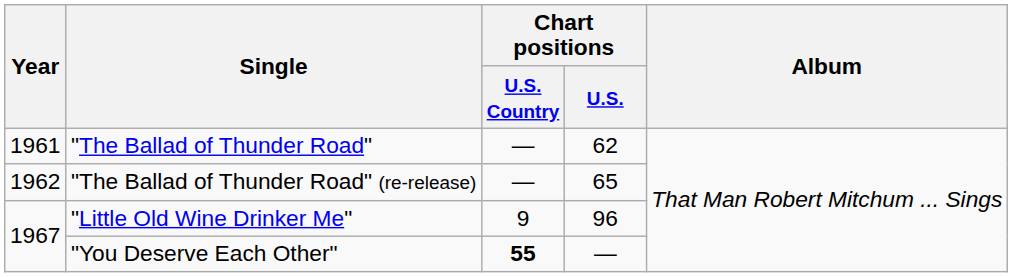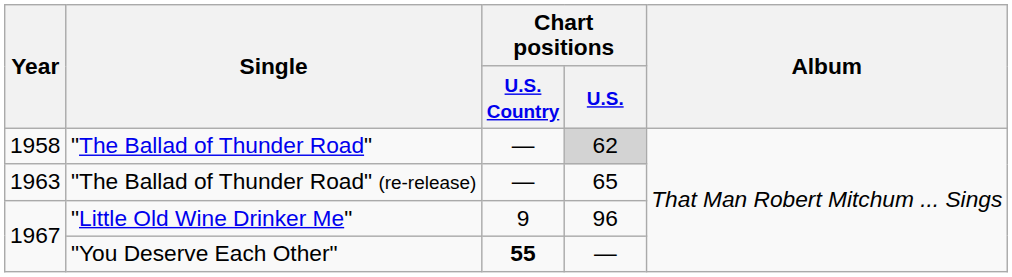(35, 145) 1961 -> (35, 145) 1958
(605, 145) no background -> (605, 145) lightgrey background
(35, 181) 1962 -> (35, 181) 1963
